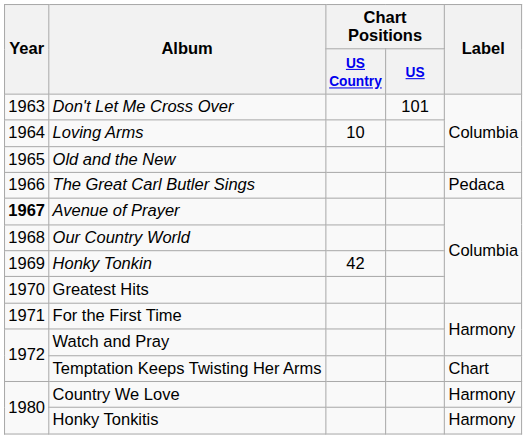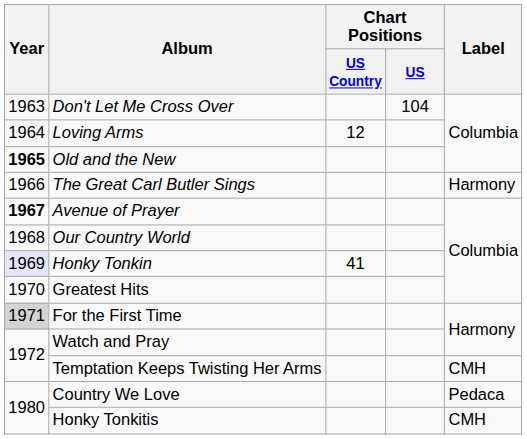(415, 106) 101 -> (415, 106) 104
(355, 133) 10 -> (355, 133) 12
(27, 159) normal -> (27, 159) bold
(476, 185) Pedaca -> (482, 185) Harmony
(27, 263) no background -> (27, 263) lavender background
(355, 263) 42 -> (355, 263) 41
(27, 316) no background -> (27, 316) lightgrey background
(469, 368) Chart -> (467, 368) CMH
(482, 394) Harmony -> (476, 394) Pedaca
(482, 420) Harmony -> (467, 420) CMH
